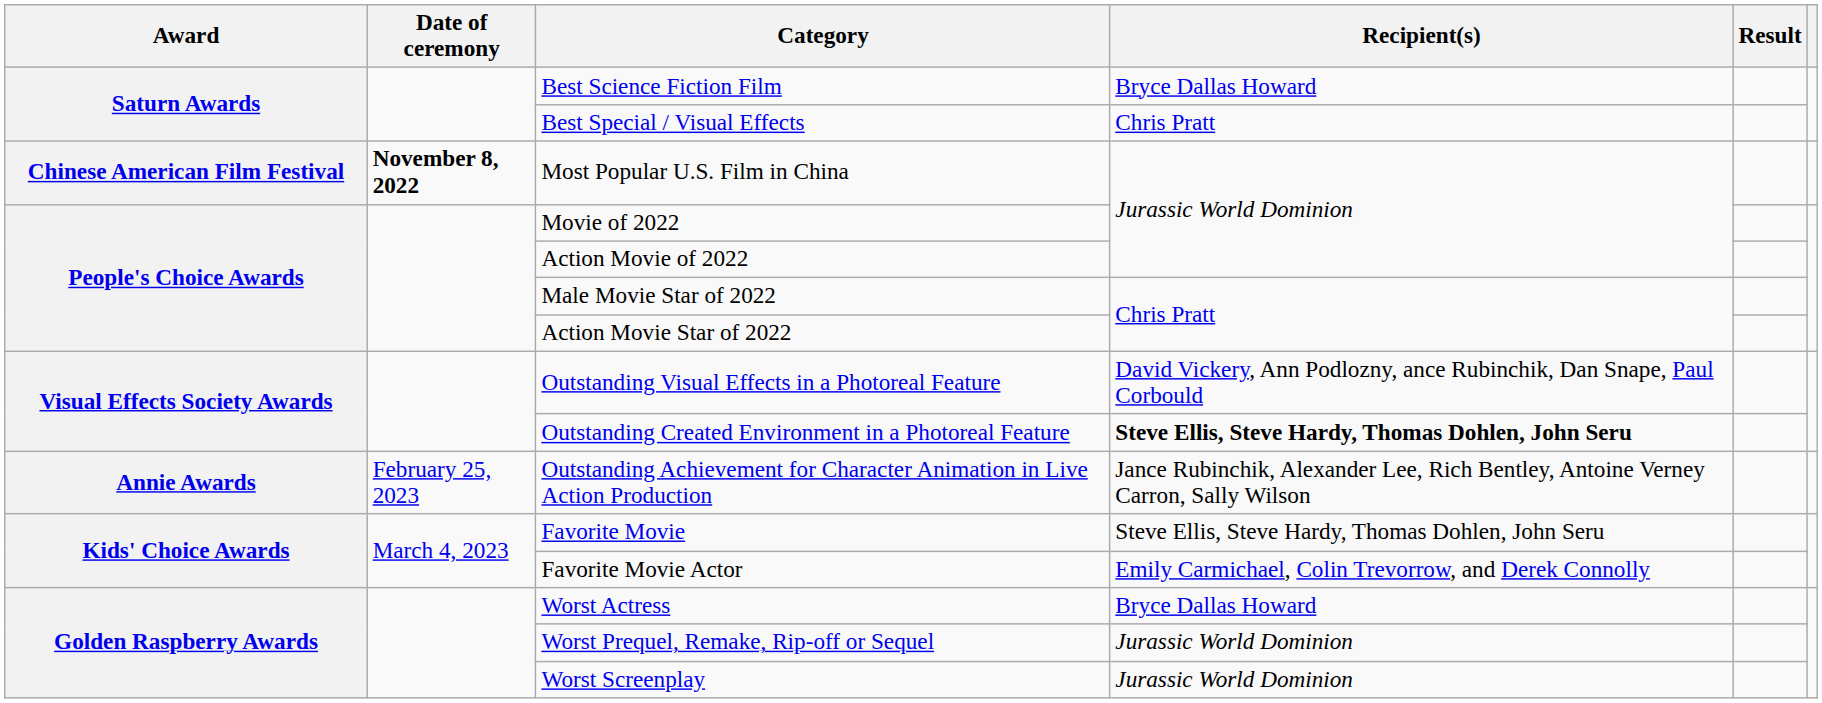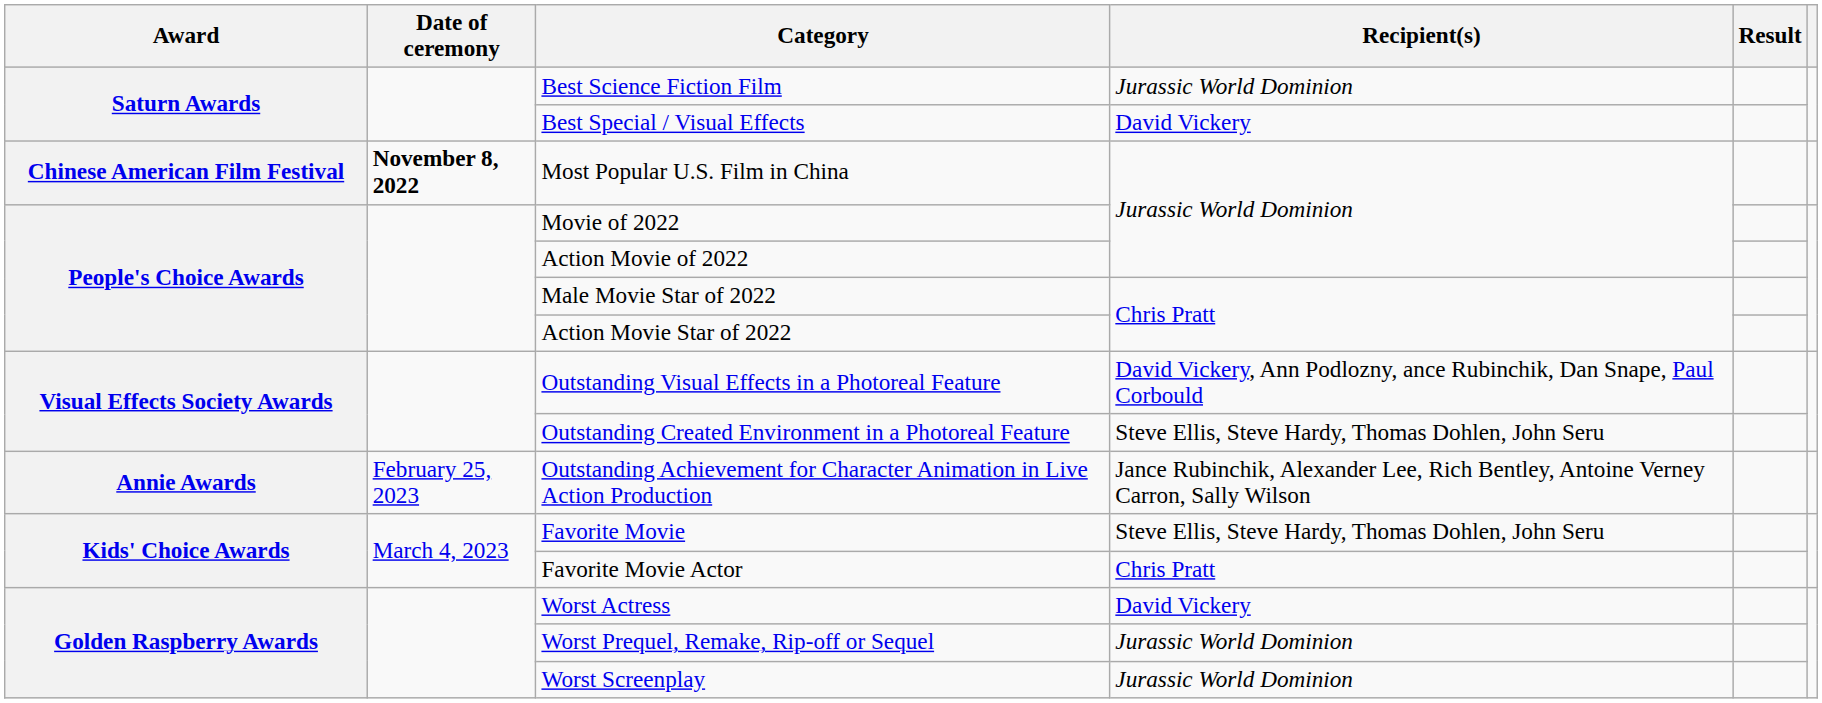(1216, 85) Bryce Dallas Howard -> (1234, 85) Jurassic World Dominion
(1165, 122) Chris Pratt -> (1183, 122) David Vickery
(1374, 432) bold -> (1360, 432) normal
(1383, 568) Emily Carmichael, Colin Trevorrow, and Derek Connolly -> (1165, 568) Chris Pratt
(1216, 605) Bryce Dallas Howard -> (1183, 605) David Vickery
